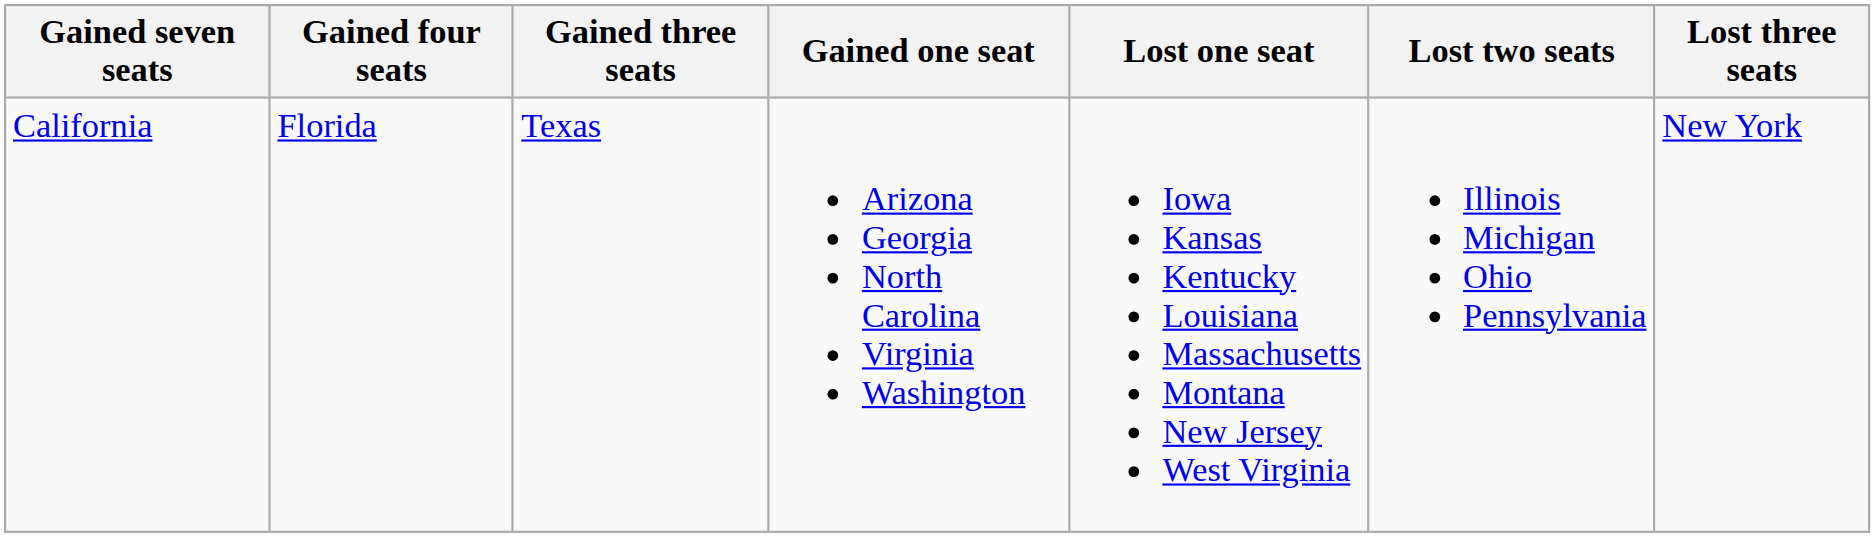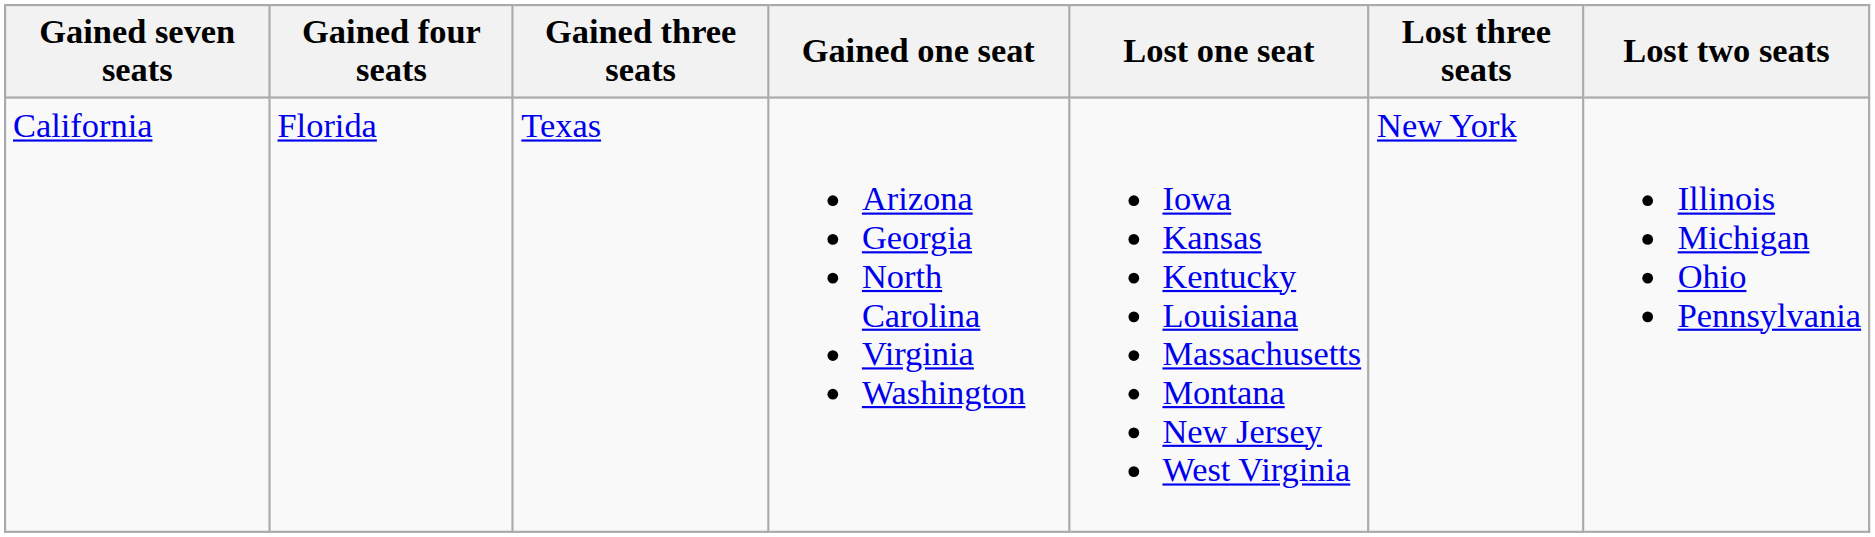columns swapped: (1512, 51) <-> (1762, 51)
